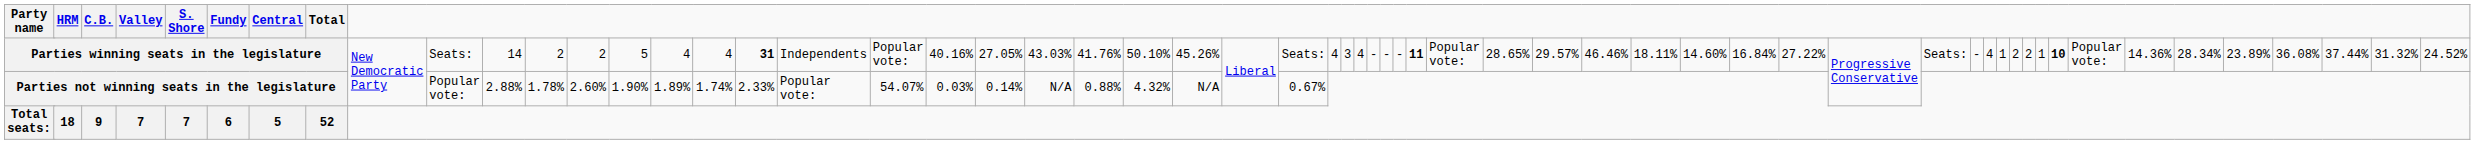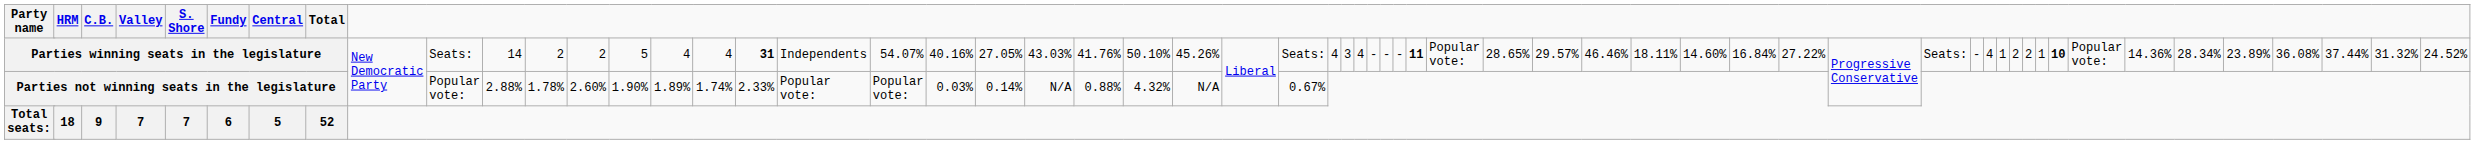(898, 55) Popular vote: -> (902, 55) 54.07%
(902, 89) 54.07% -> (898, 89) Popular vote:
